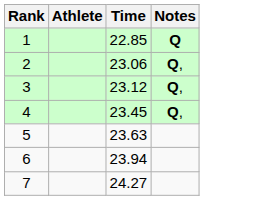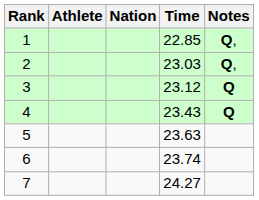+ column: (133, 16)
(175, 40) Q -> (229, 40) Q,
(128, 64) 23.06 -> (182, 64) 23.03
(175, 87) Q, -> (229, 87) Q
(128, 111) 23.45 -> (182, 111) 23.43
(175, 111) Q, -> (229, 111) Q
(128, 159) 23.94 -> (182, 159) 23.74
